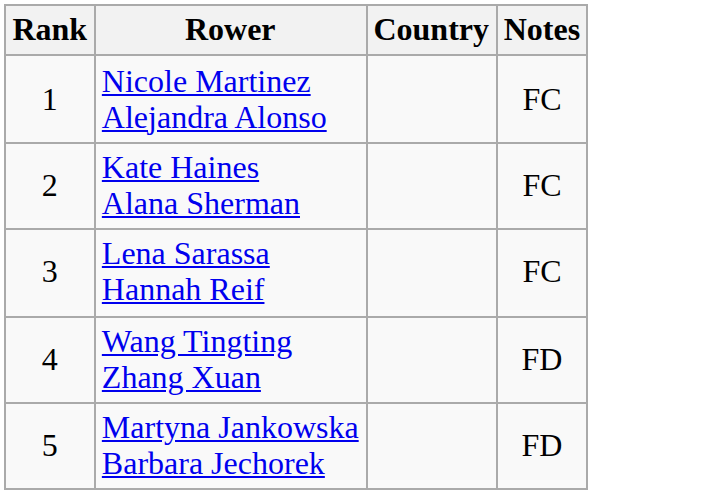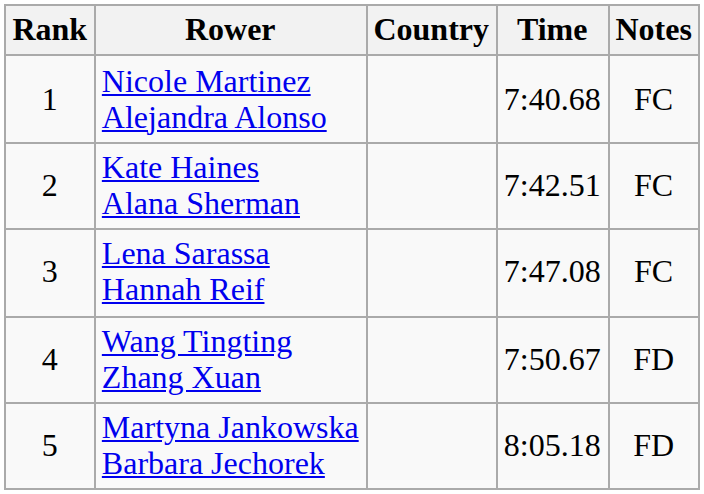+ column: (552, 29)
